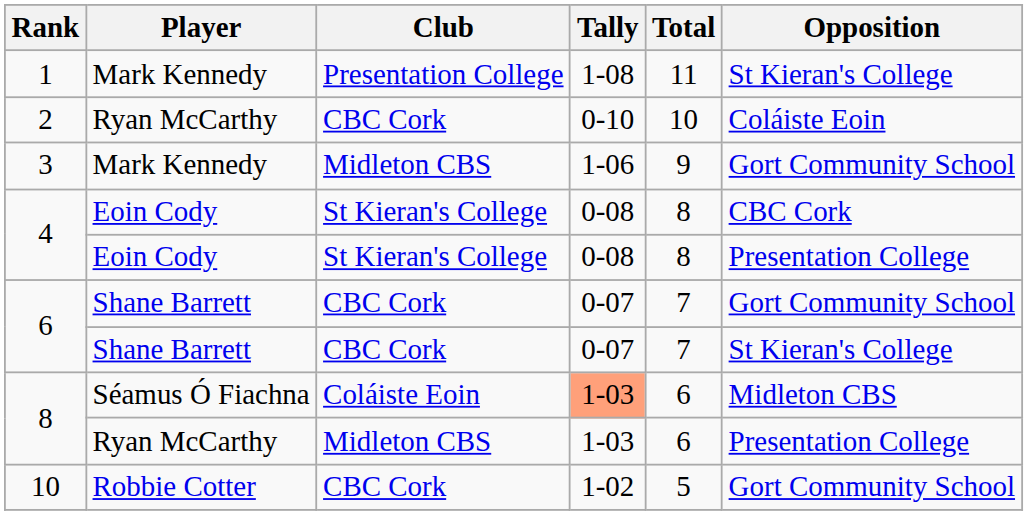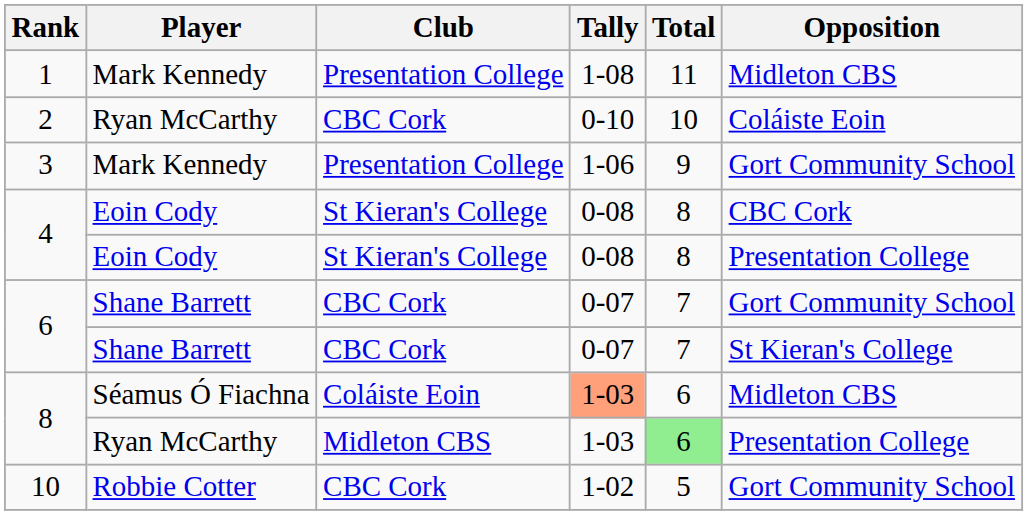(841, 73) St Kieran's College -> (813, 73) Midleton CBS
(407, 165) Midleton CBS -> (443, 165) Presentation College
(684, 440) no background -> (684, 440) lightgreen background
